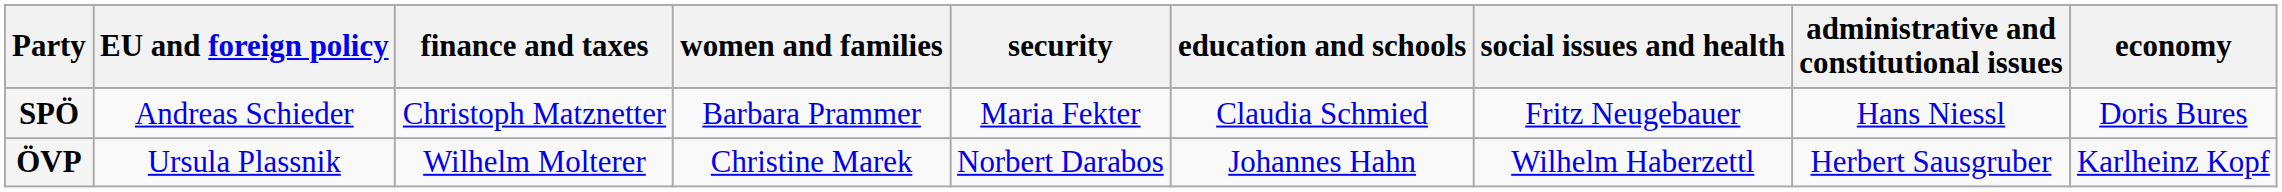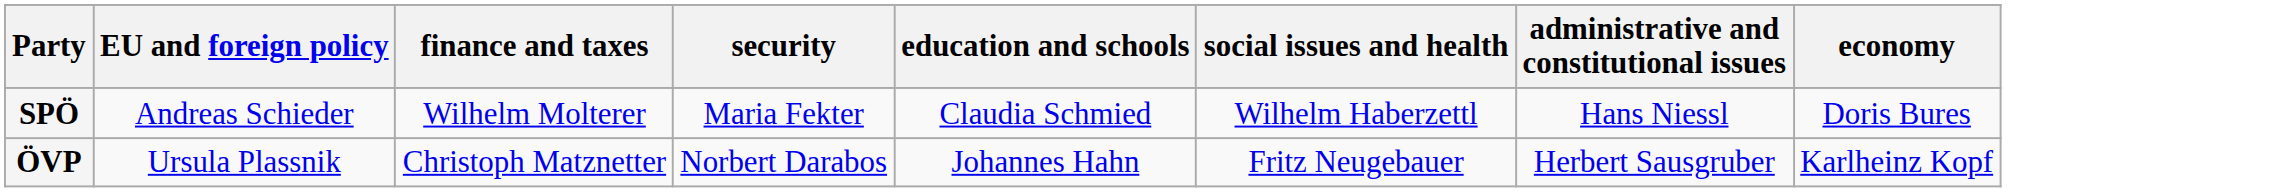- column: (812, 46)
(534, 112) Christoph Matznetter -> (534, 112) Wilhelm Molterer
(1633, 112) Fritz Neugebauer -> (1356, 112) Wilhelm Haberzettl
(534, 161) Wilhelm Molterer -> (534, 161) Christoph Matznetter
(1633, 161) Wilhelm Haberzettl -> (1356, 161) Fritz Neugebauer
